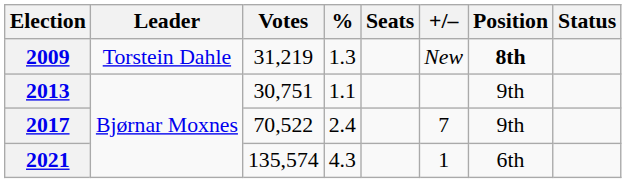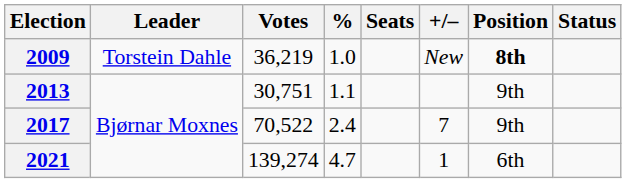(283, 56) 31,219 -> (283, 56) 36,219
(342, 56) 1.3 -> (342, 56) 1.0
(283, 159) 135,574 -> (283, 159) 139,274
(342, 159) 4.3 -> (342, 159) 4.7
